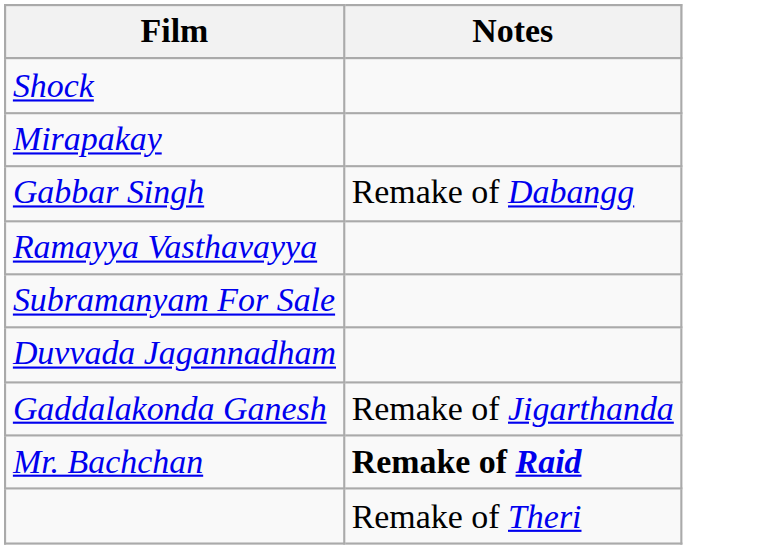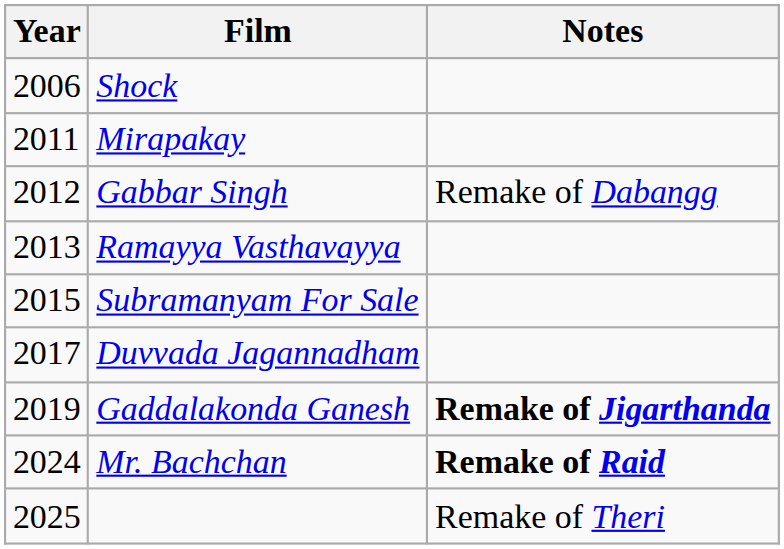+ column: (47, 31)
(513, 407) normal -> (603, 407) bold
